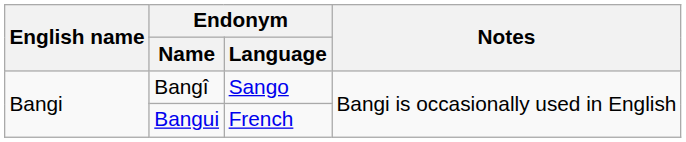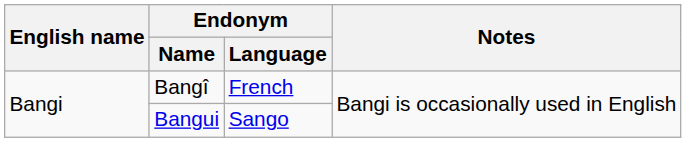(259, 86) Sango -> (261, 86) French
(261, 119) French -> (259, 119) Sango
